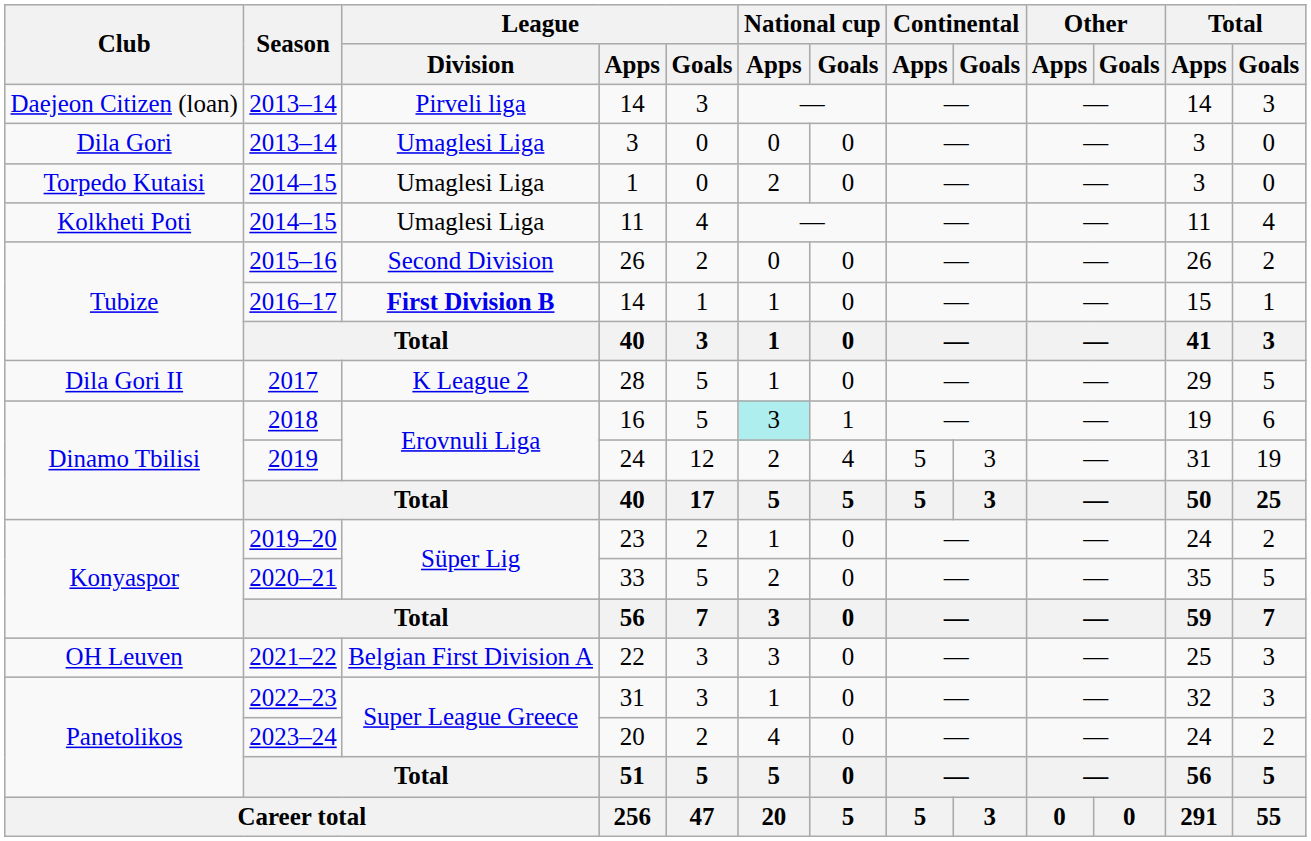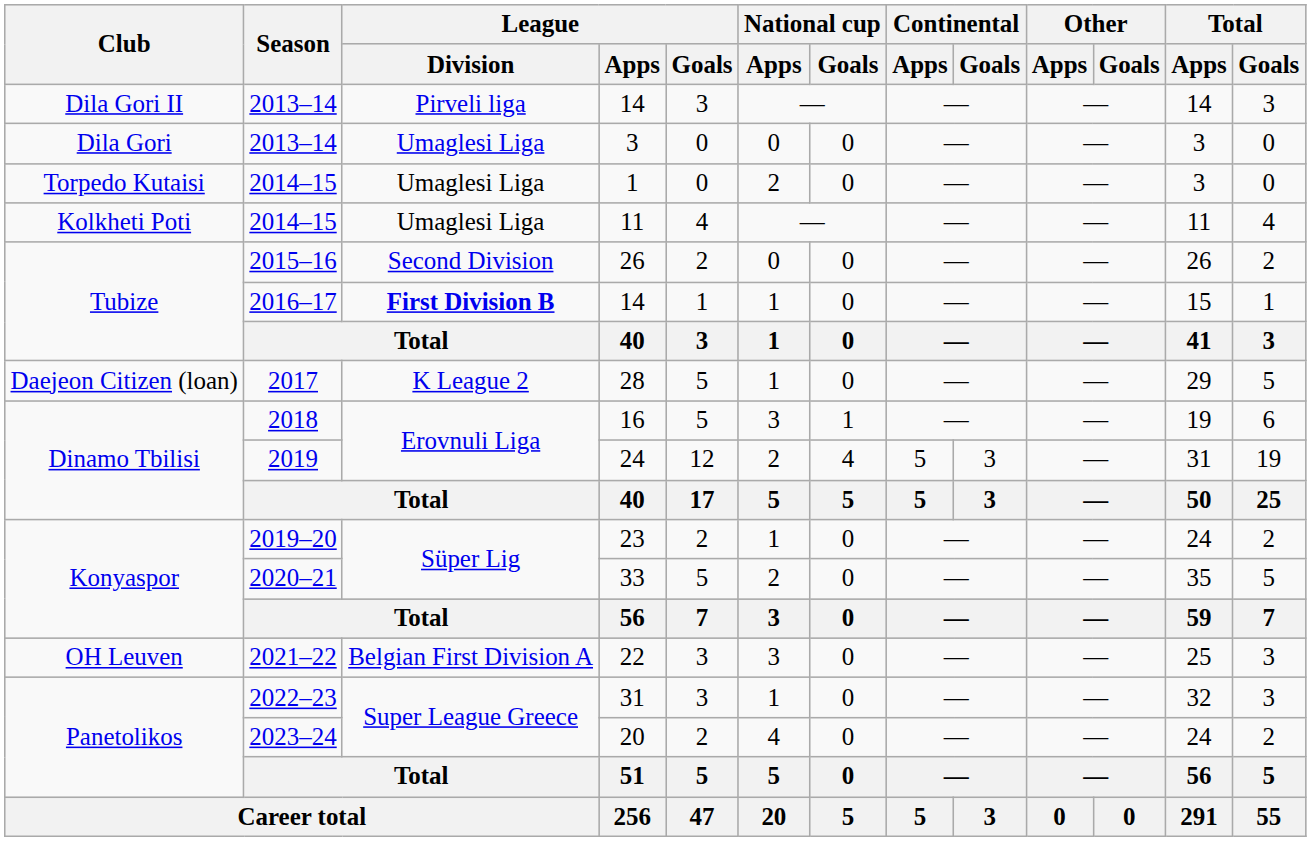(124, 103) Daejeon Citizen (loan) -> (124, 103) Dila Gori II
(124, 380) Dila Gori II -> (124, 380) Daejeon Citizen (loan)
(774, 420) paleturquoise background -> (774, 420) no background
